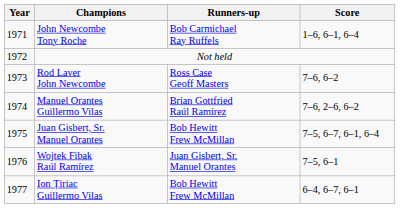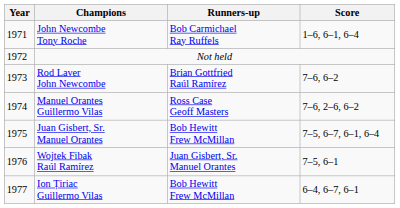(199, 78) Ross Case Geoff Masters -> (201, 78) Brian Gottfried Raúl Ramírez
(201, 106) Brian Gottfried Raúl Ramírez -> (199, 106) Ross Case Geoff Masters
